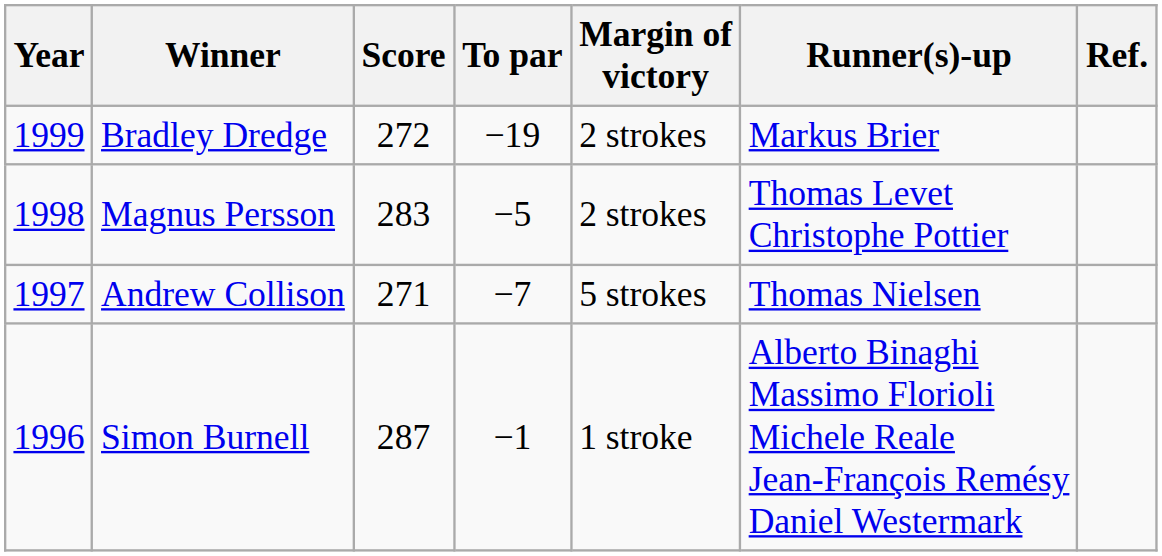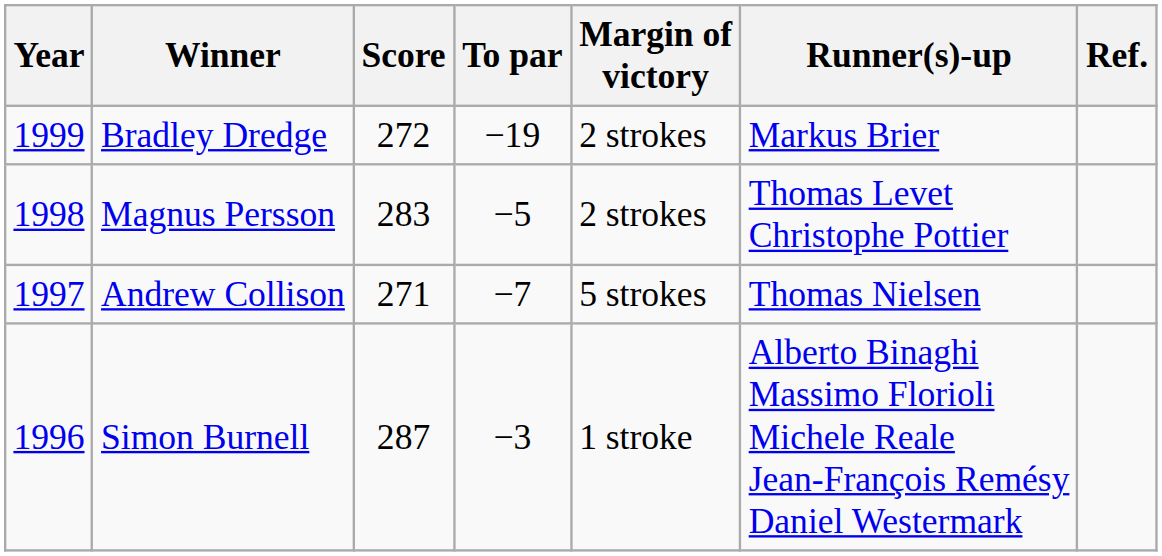(512, 437) −1 -> (512, 437) −3
